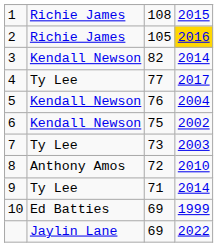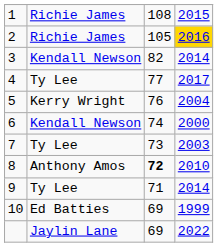(86, 102) Kendall Newson -> (78, 102) Kerry Wright
(156, 123) 75 -> (156, 123) 74
(194, 123) 2002 -> (194, 123) 2000
(156, 167) normal -> (156, 167) bold
